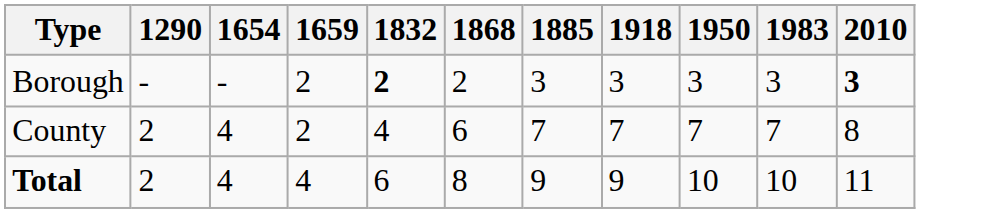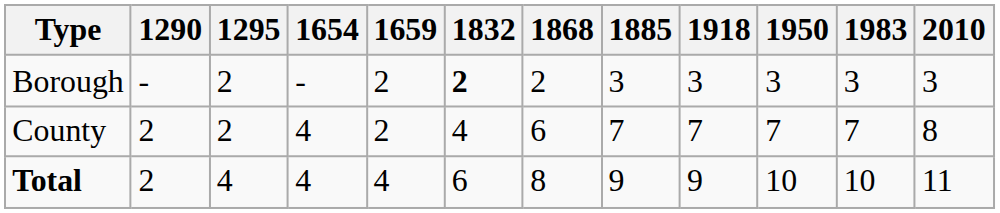+ column: (249, 29)
(852, 80) bold -> (930, 80) normal
